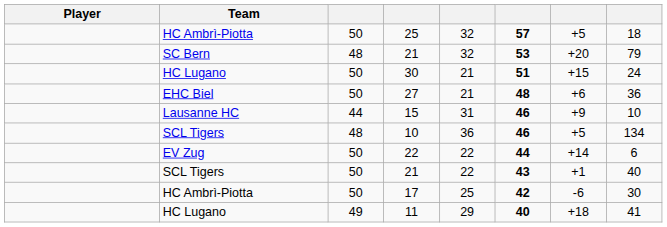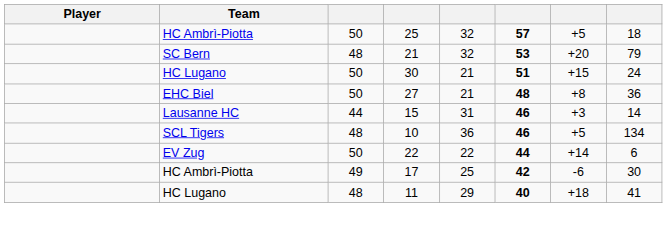(578, 93) +6 -> (578, 93) +8
(578, 113) +9 -> (578, 113) +3
(634, 113) 10 -> (634, 113) 14
- row: (193, 172)
(356, 192) 50 -> (356, 172) 49
(356, 212) 49 -> (356, 192) 48
